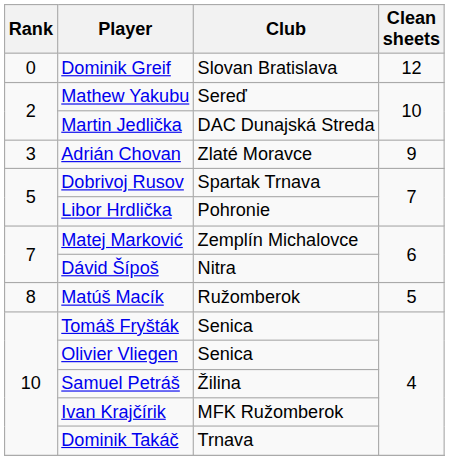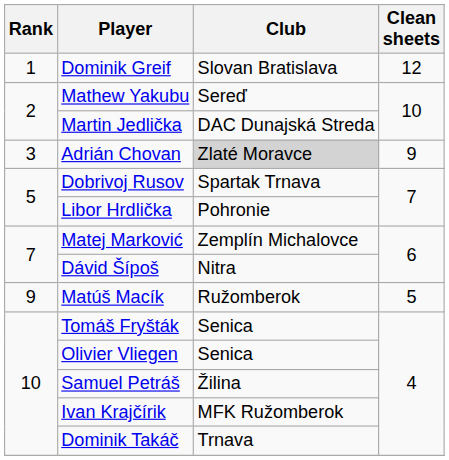(31, 67) 0 -> (31, 67) 1
(255, 153) no background -> (255, 153) lightgrey background
(31, 297) 8 -> (31, 297) 9
